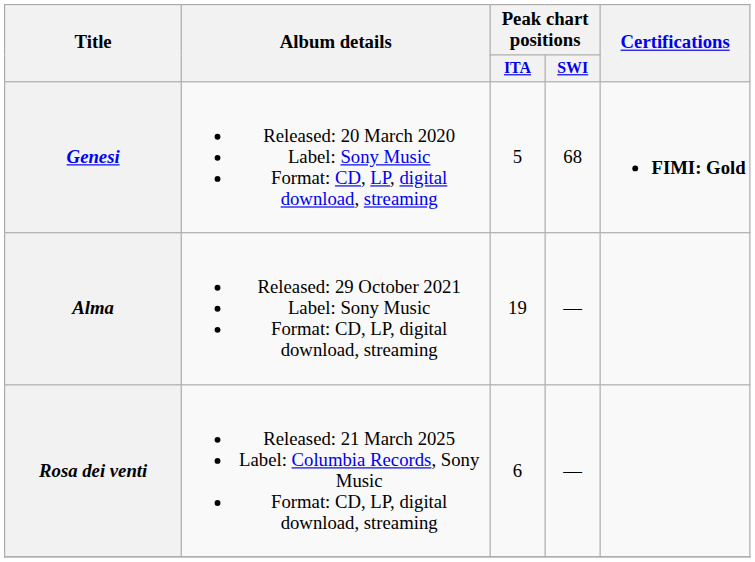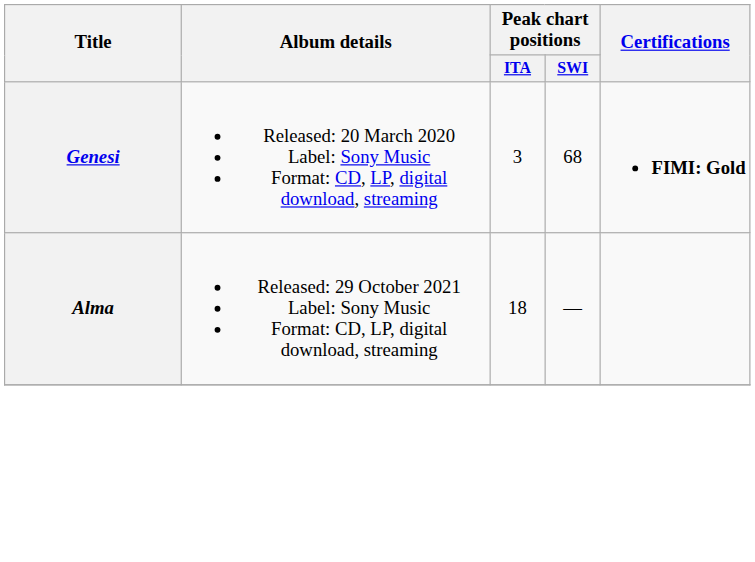(517, 157) 5 -> (517, 157) 3
(517, 308) 19 -> (517, 308) 18
- row: (93, 470)
